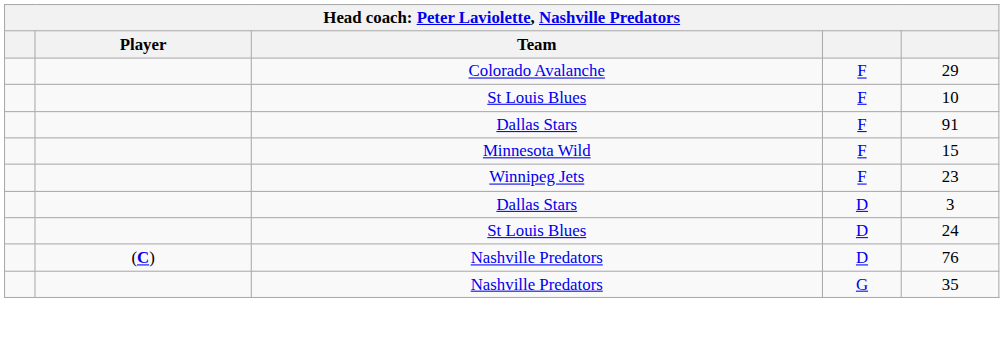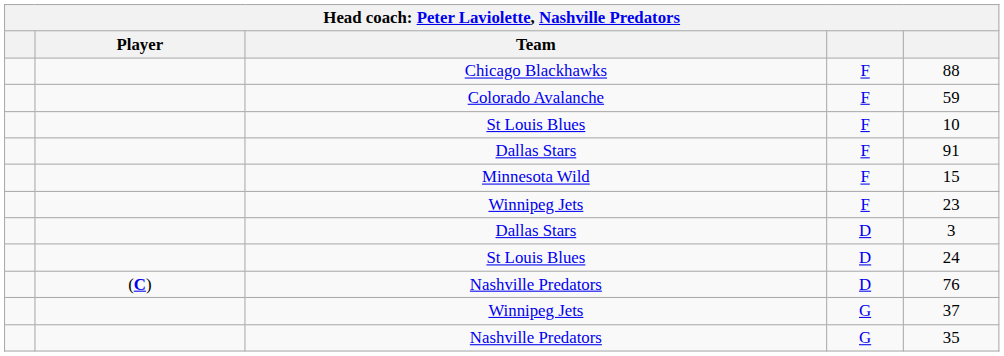+ row: (536, 71)
(950, 71) 29 -> (951, 97) 59
+ row: (536, 310)
